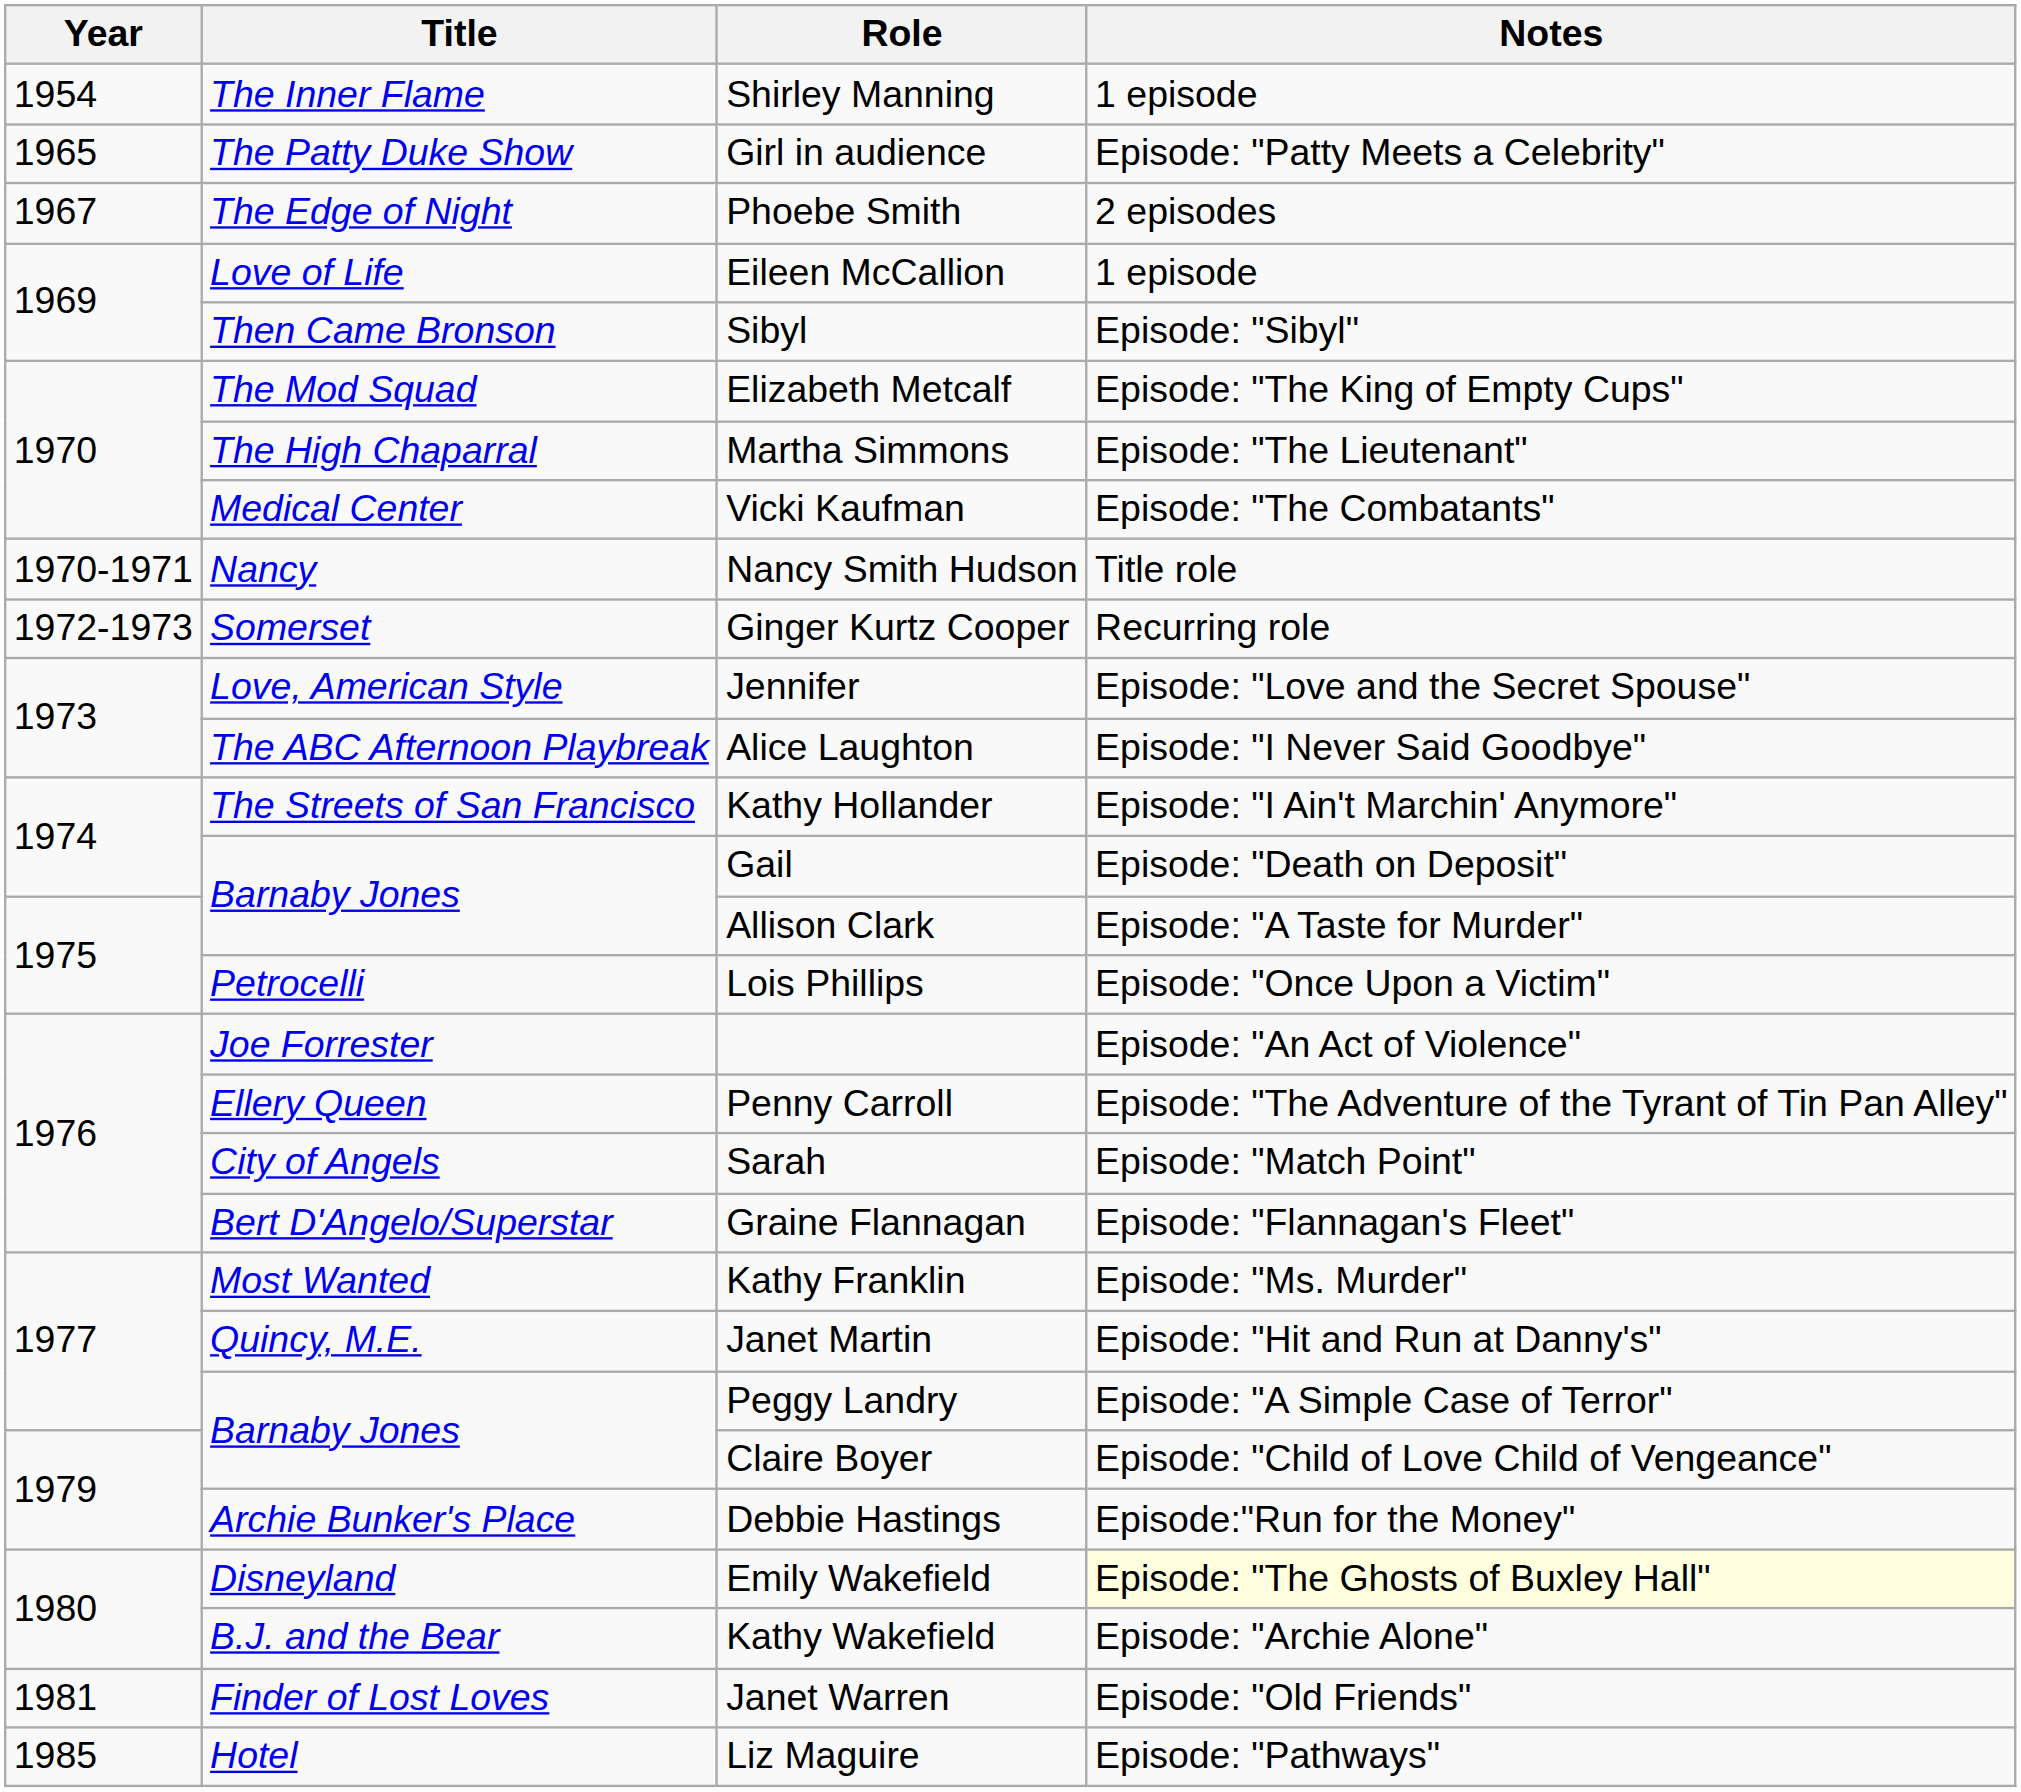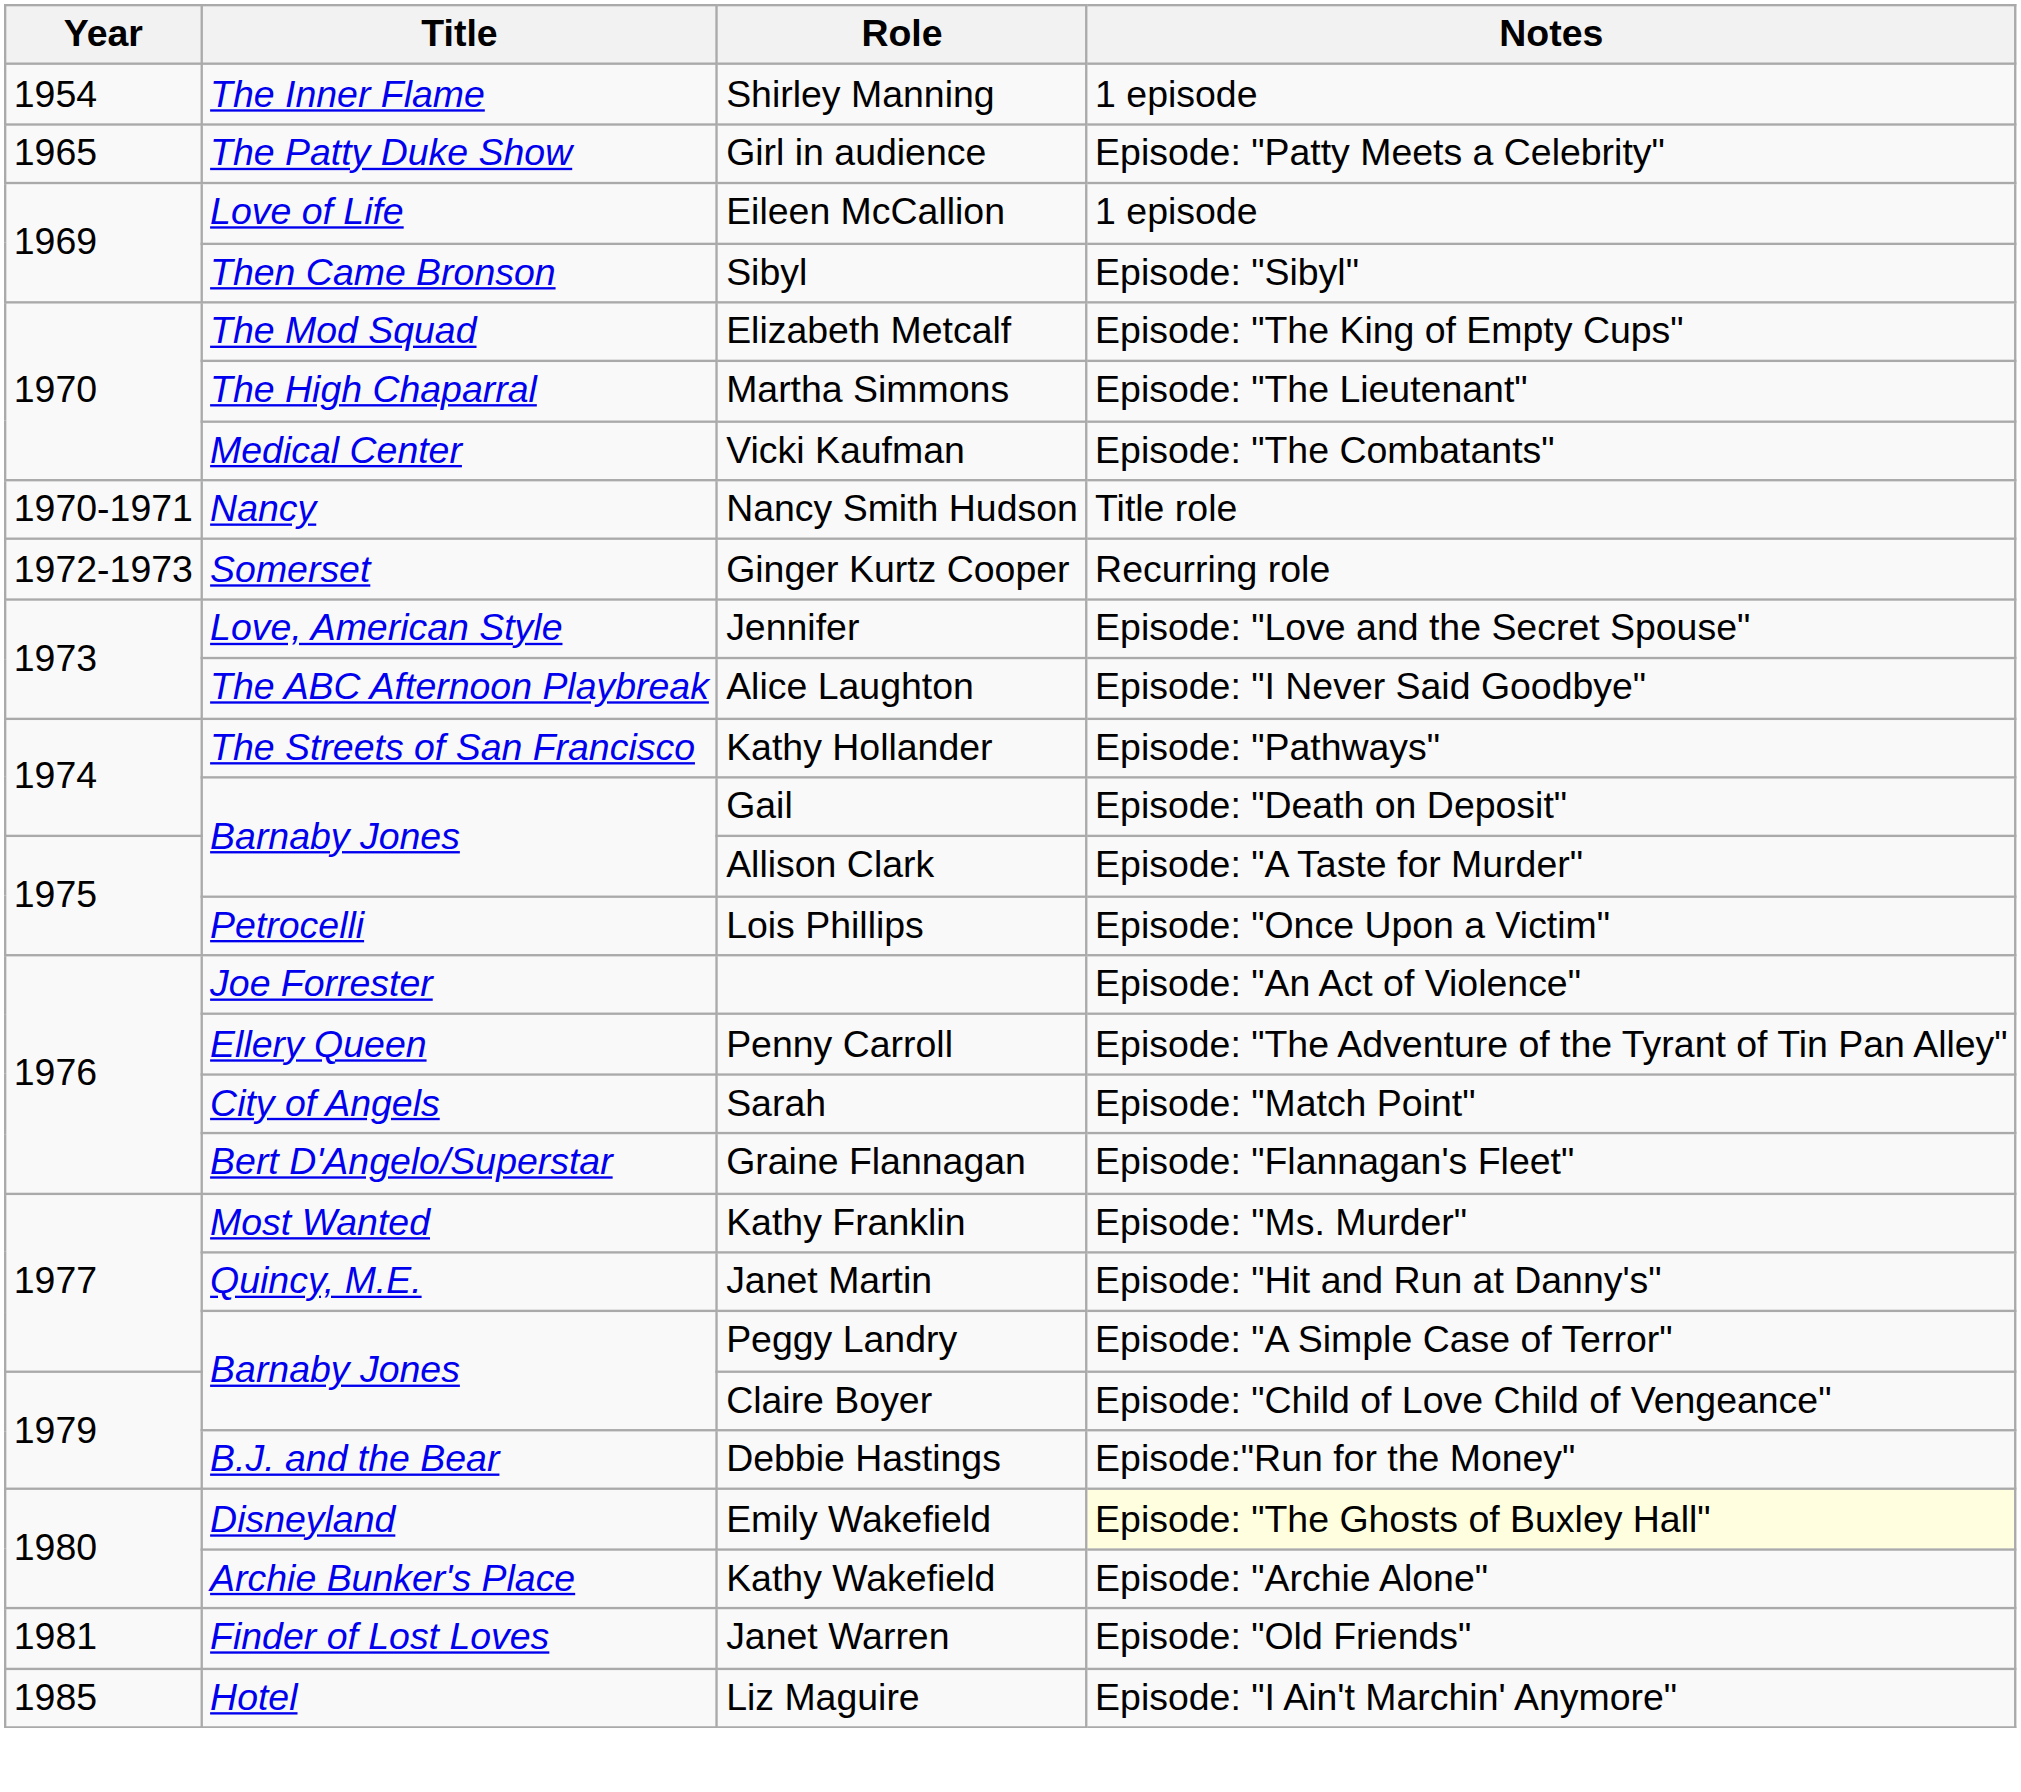- row: (844, 212)
(1386, 806) Episode: "I Ain't Marchin' Anymore" -> (1268, 746) Episode: "Pathways"
(393, 1518) Archie Bunker's Place -> (355, 1459) B.J. and the Bear
(355, 1637) B.J. and the Bear -> (393, 1578) Archie Bunker's Place
(1268, 1756) Episode: "Pathways" -> (1386, 1696) Episode: "I Ain't Marchin' Anymore"
